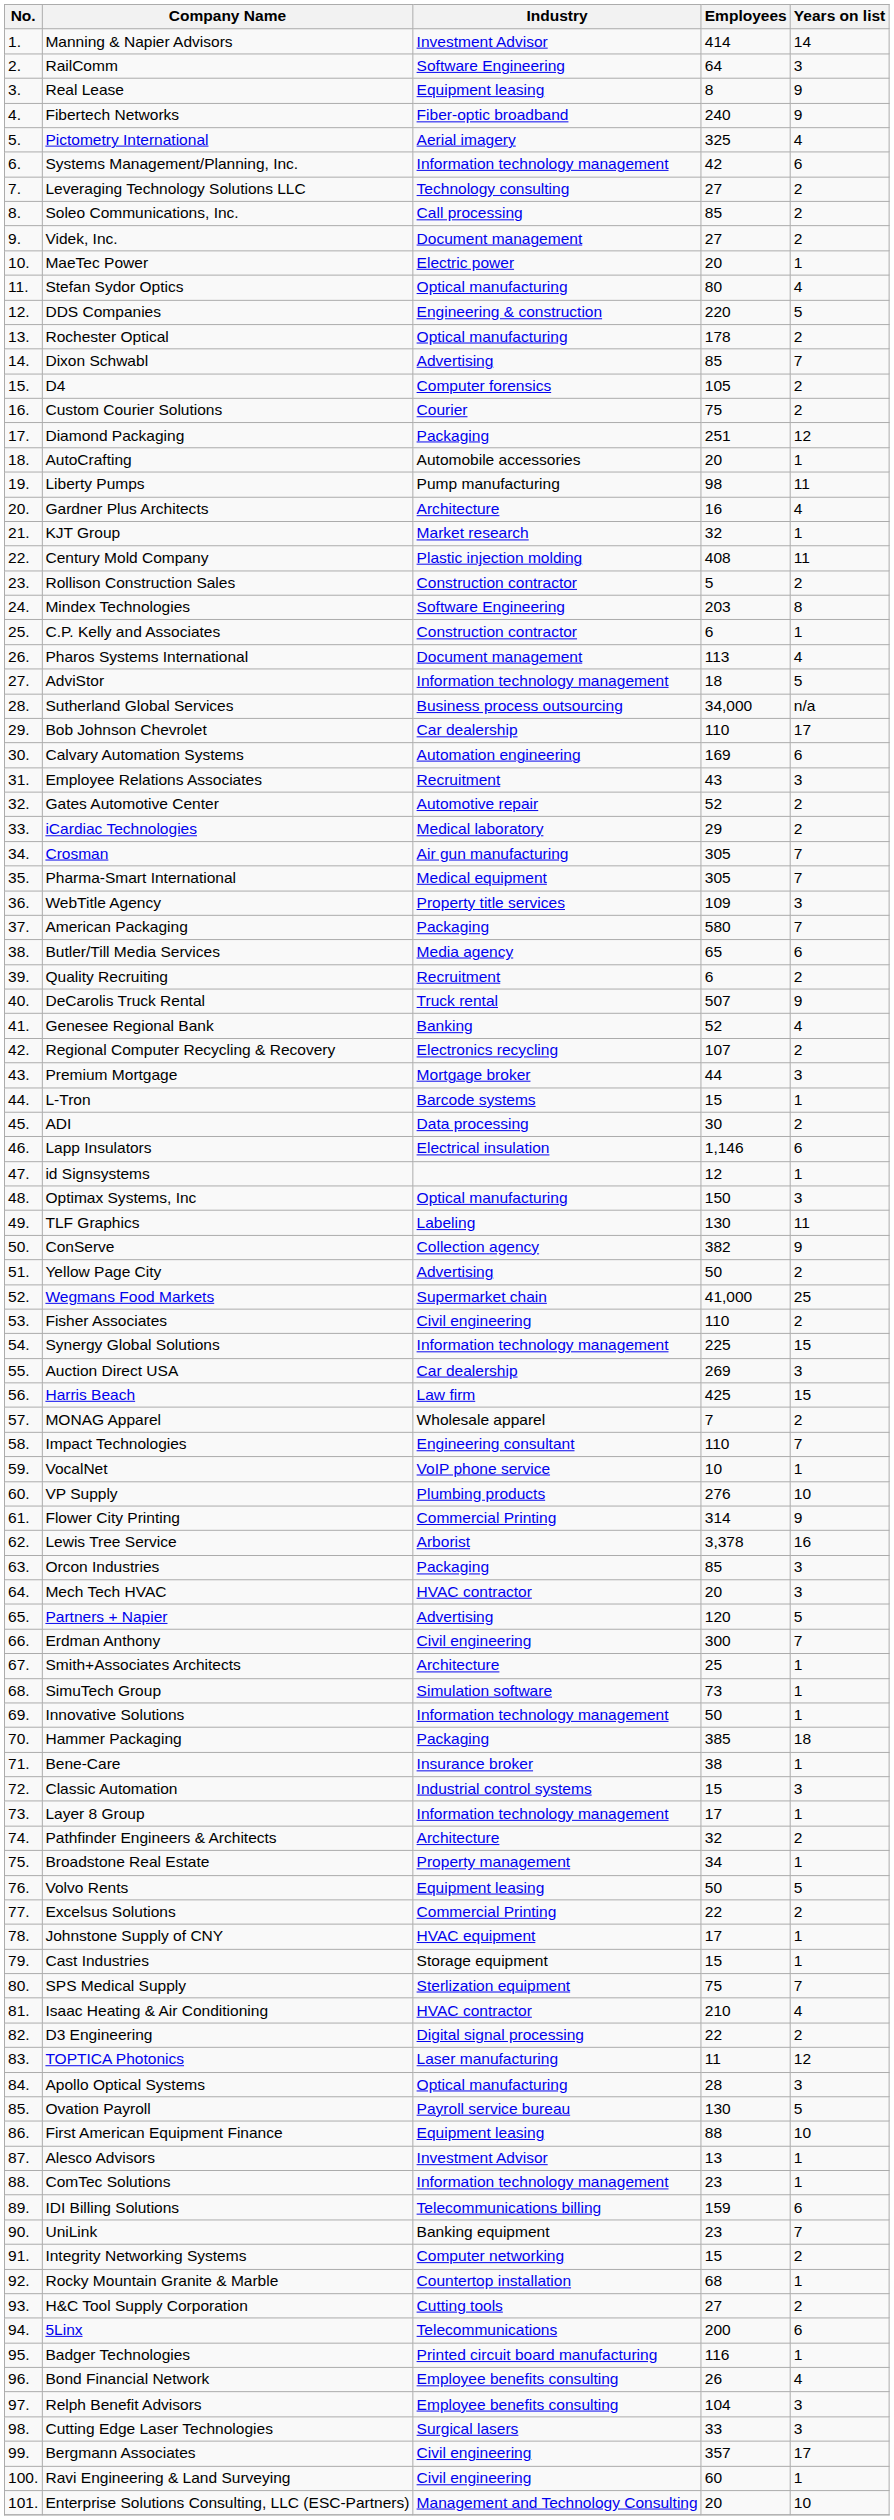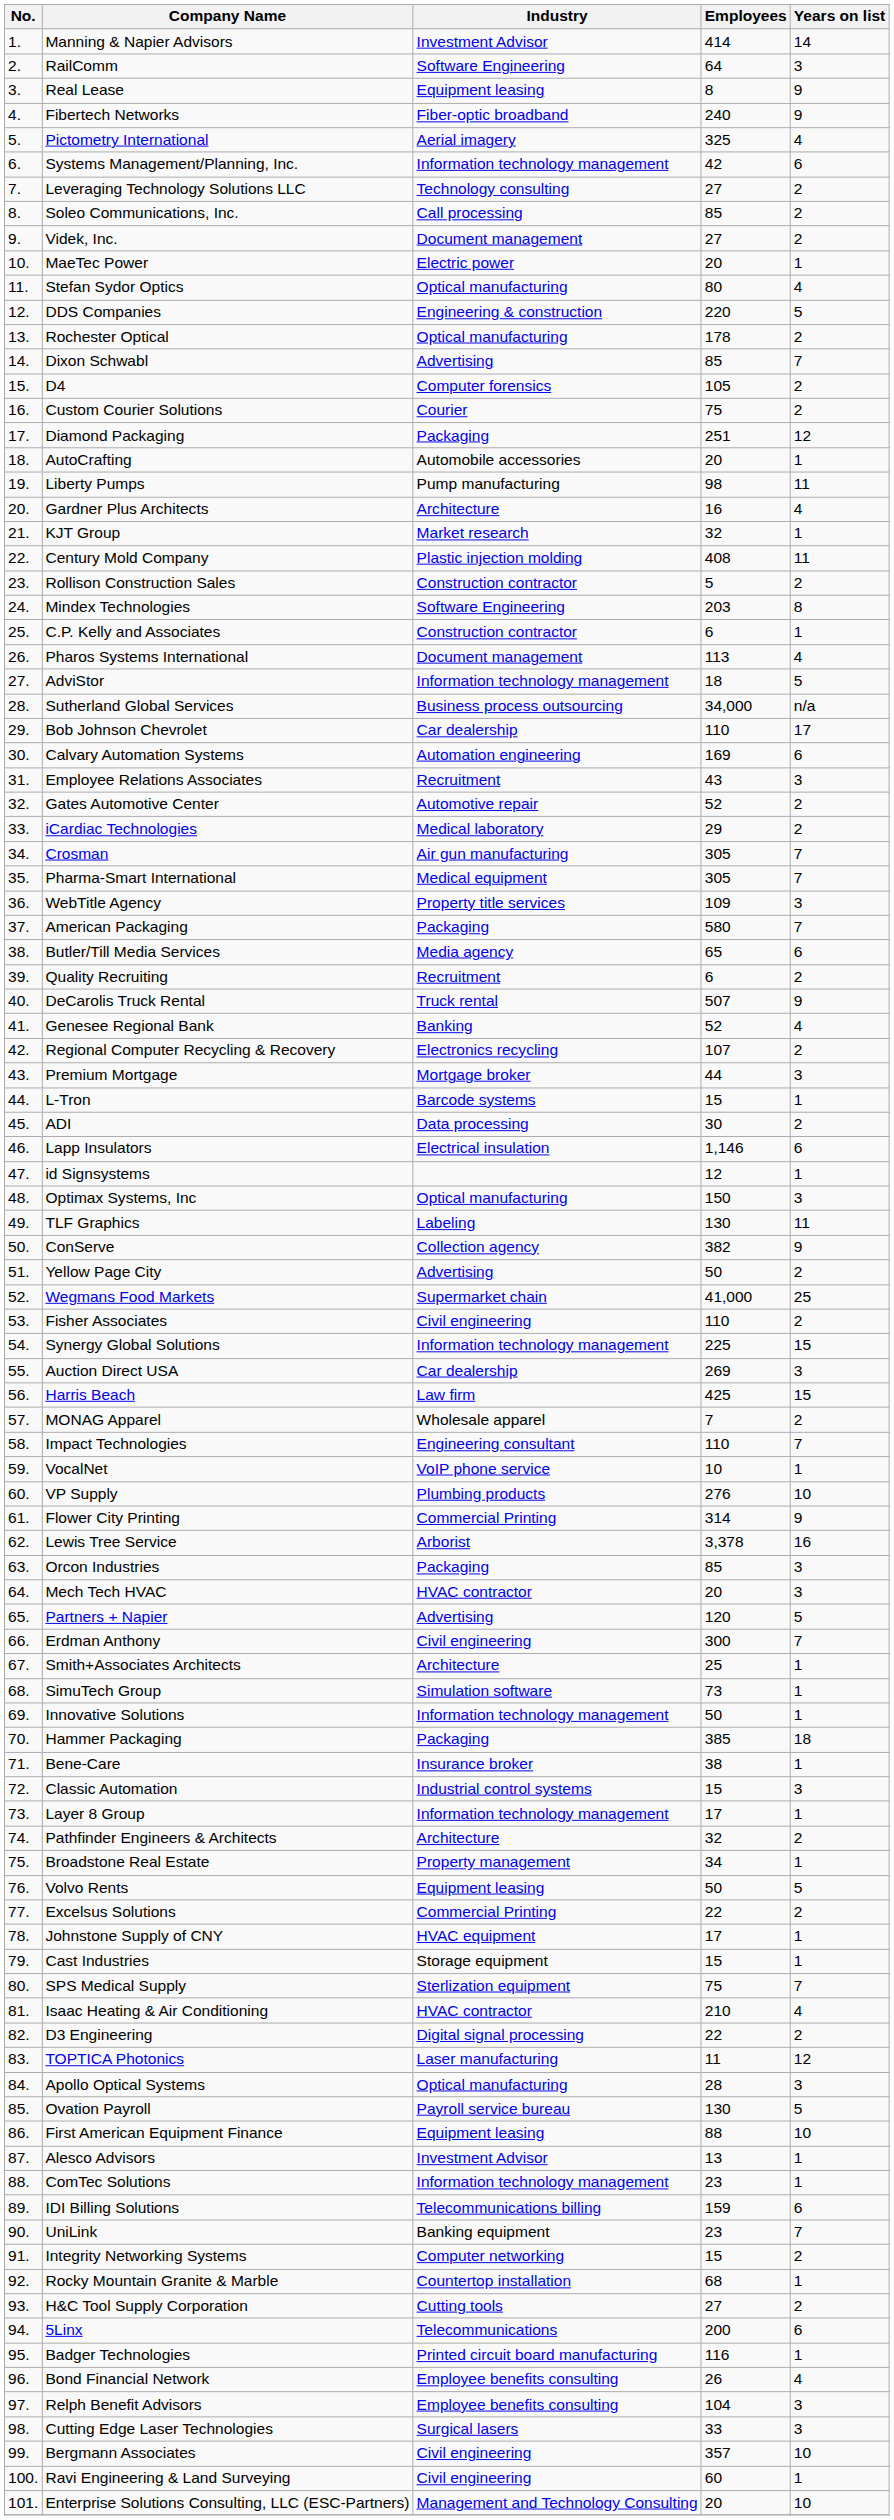(802, 2453) 17 -> (802, 2453) 10
